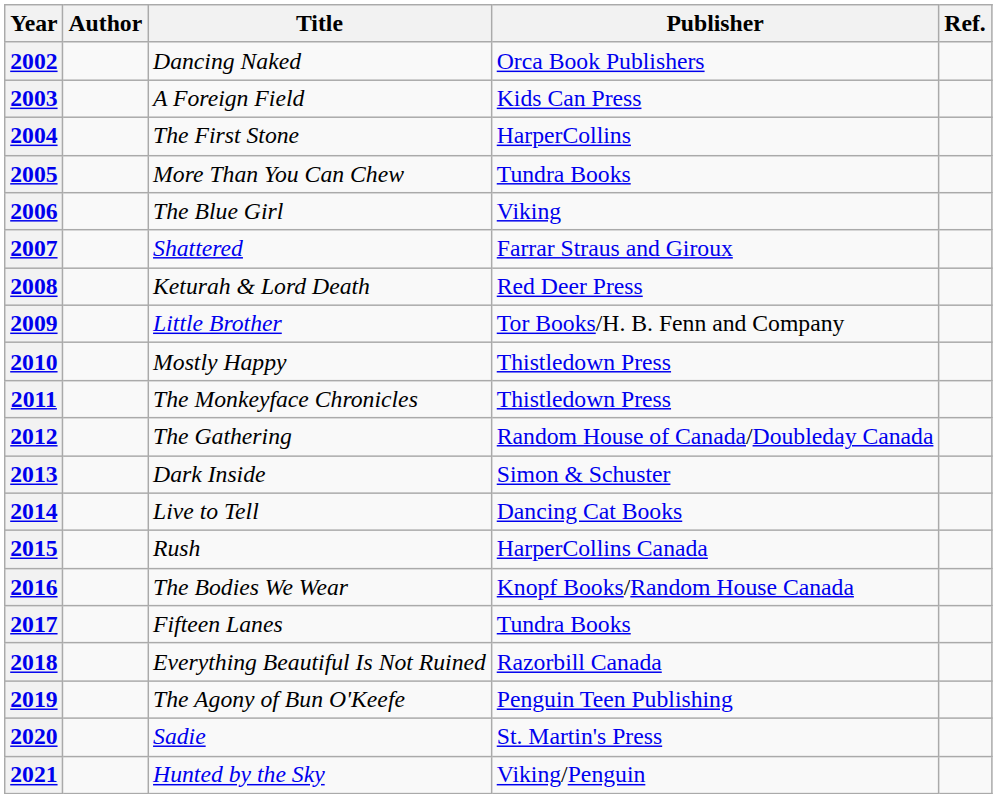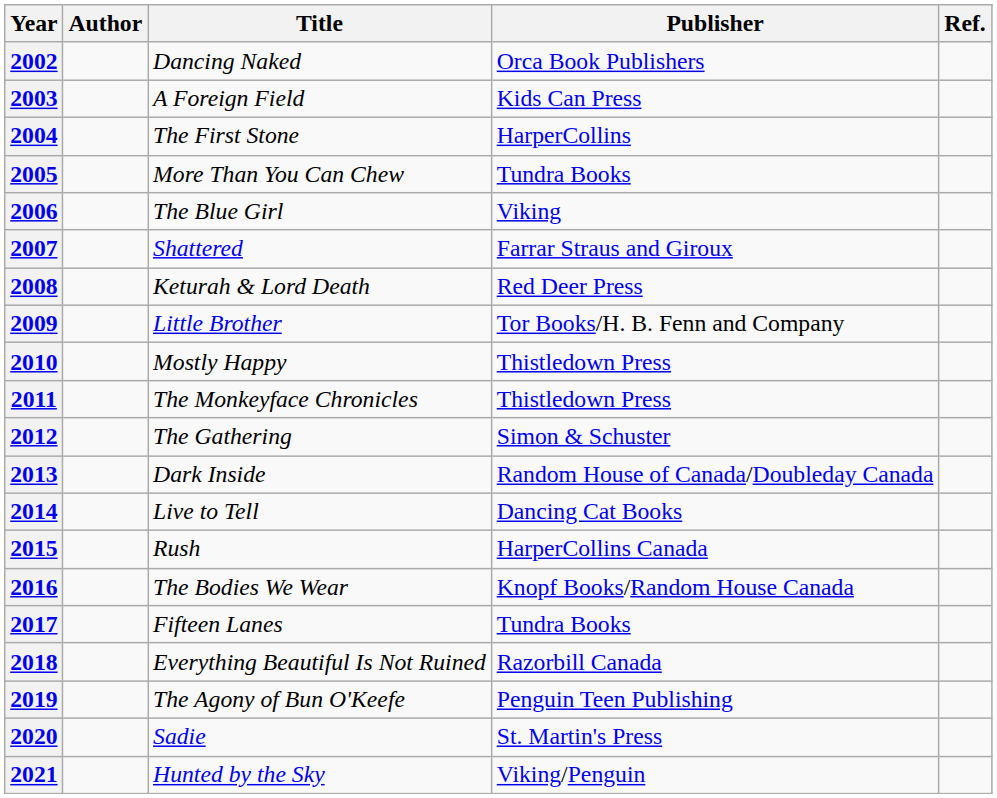(715, 436) Random House of Canada/Doubleday Canada -> (584, 436) Simon & Schuster
(584, 473) Simon & Schuster -> (715, 473) Random House of Canada/Doubleday Canada
